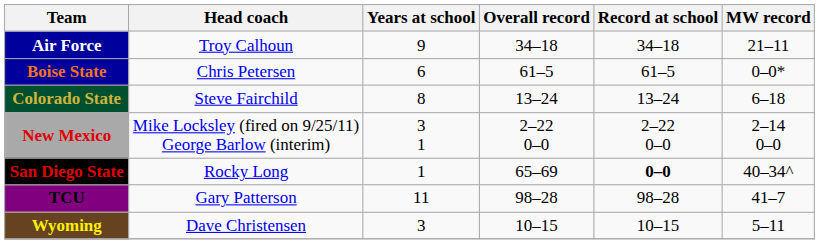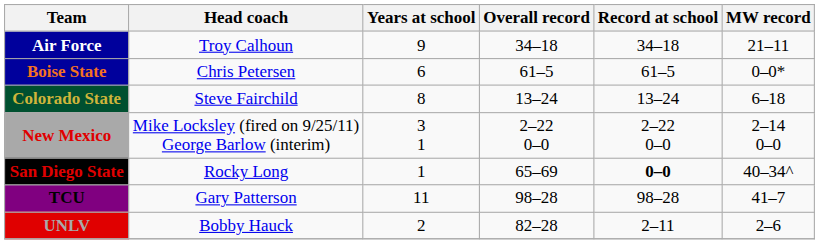+ row: (67, 225)
- row: (67, 225)
